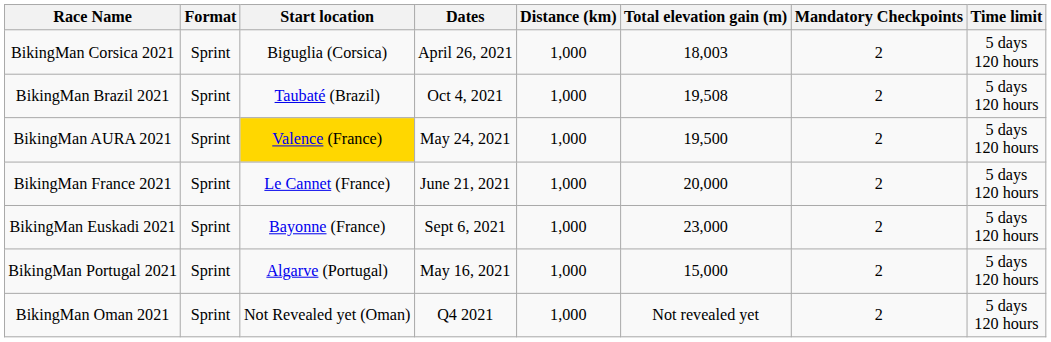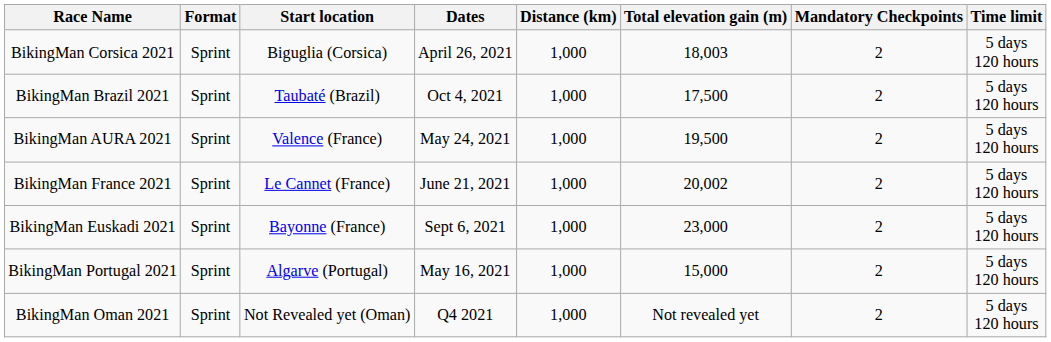(706, 95) 19,508 -> (706, 95) 17,500
(327, 139) gold background -> (327, 139) no background
(706, 183) 20,000 -> (706, 183) 20,002
